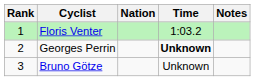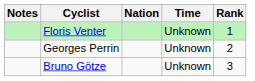columns swapped: (21, 13) <-> (232, 13)
(186, 31) 1:03.2 -> (188, 31) Unknown
(186, 48) bold -> (188, 48) normal
